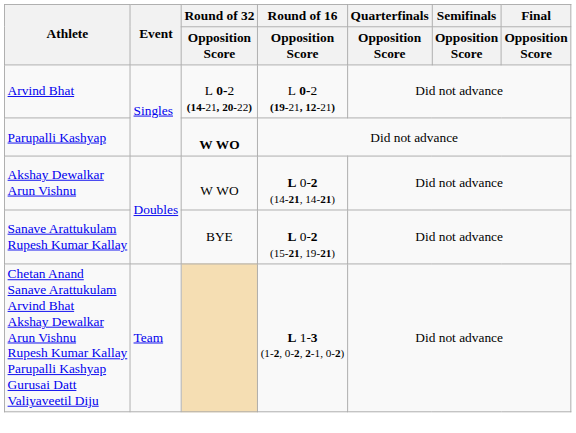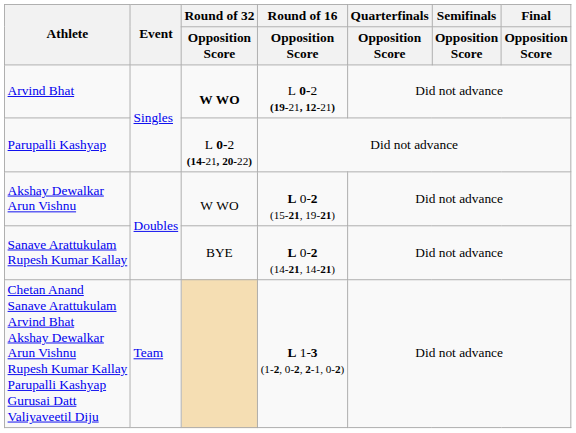(219, 99) L 0-2 (14-21, 20-22) -> (219, 99) W WO
(219, 145) W WO -> (219, 153) L 0-2 (14-21, 20-22)
(302, 191) L 0-2 (14-21, 14-21) -> (302, 207) L 0-2 (15-21, 19-21)
(302, 244) L 0-2 (15-21, 19-21) -> (302, 260) L 0-2 (14-21, 14-21)
